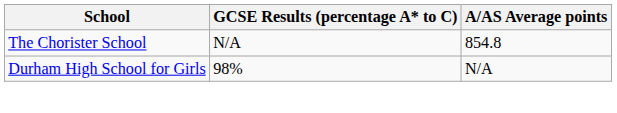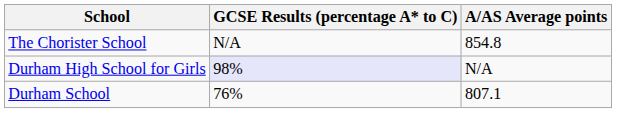(228, 68) no background -> (228, 68) lavender background
+ row: (59, 94)
